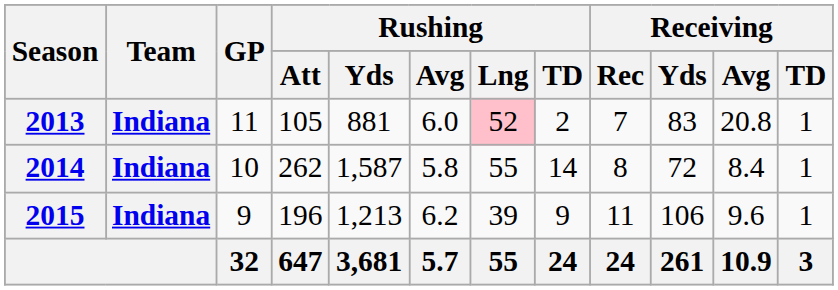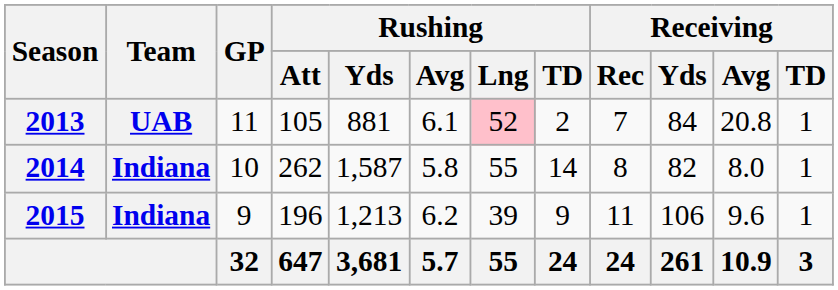(161, 121) Indiana -> (161, 121) UAB
(440, 121) 6.0 -> (440, 121) 6.1
(682, 121) 83 -> (682, 121) 84
(682, 167) 72 -> (682, 167) 82
(746, 167) 8.4 -> (746, 167) 8.0
